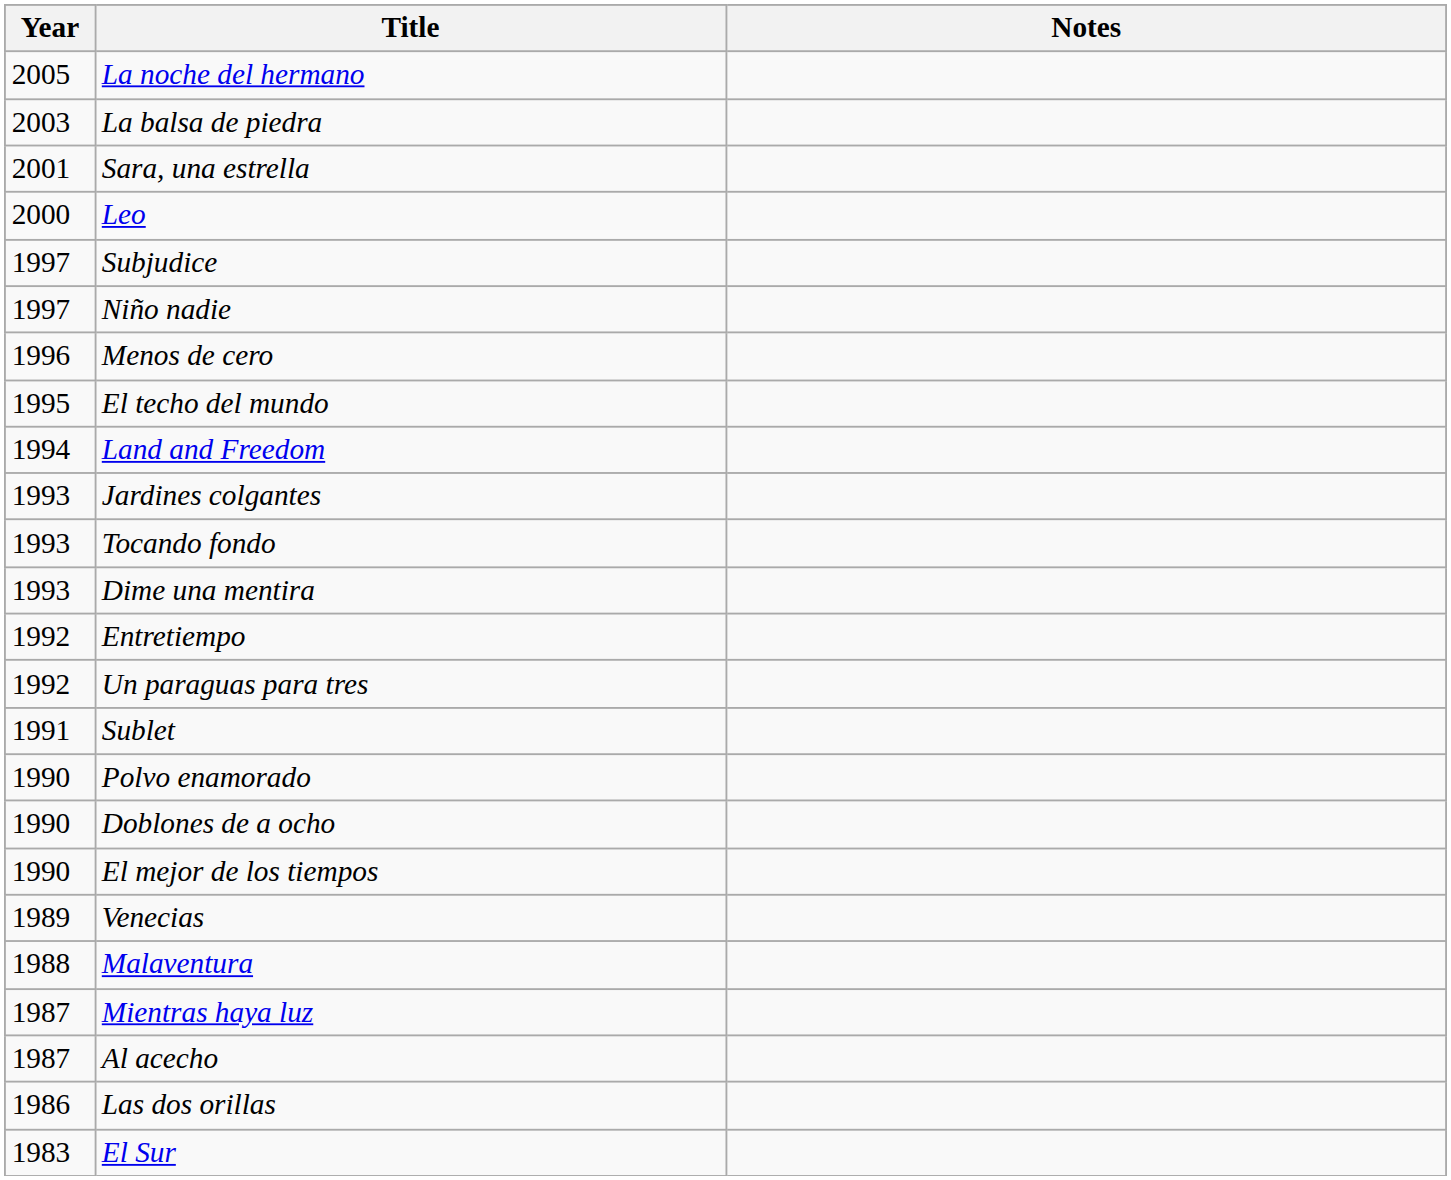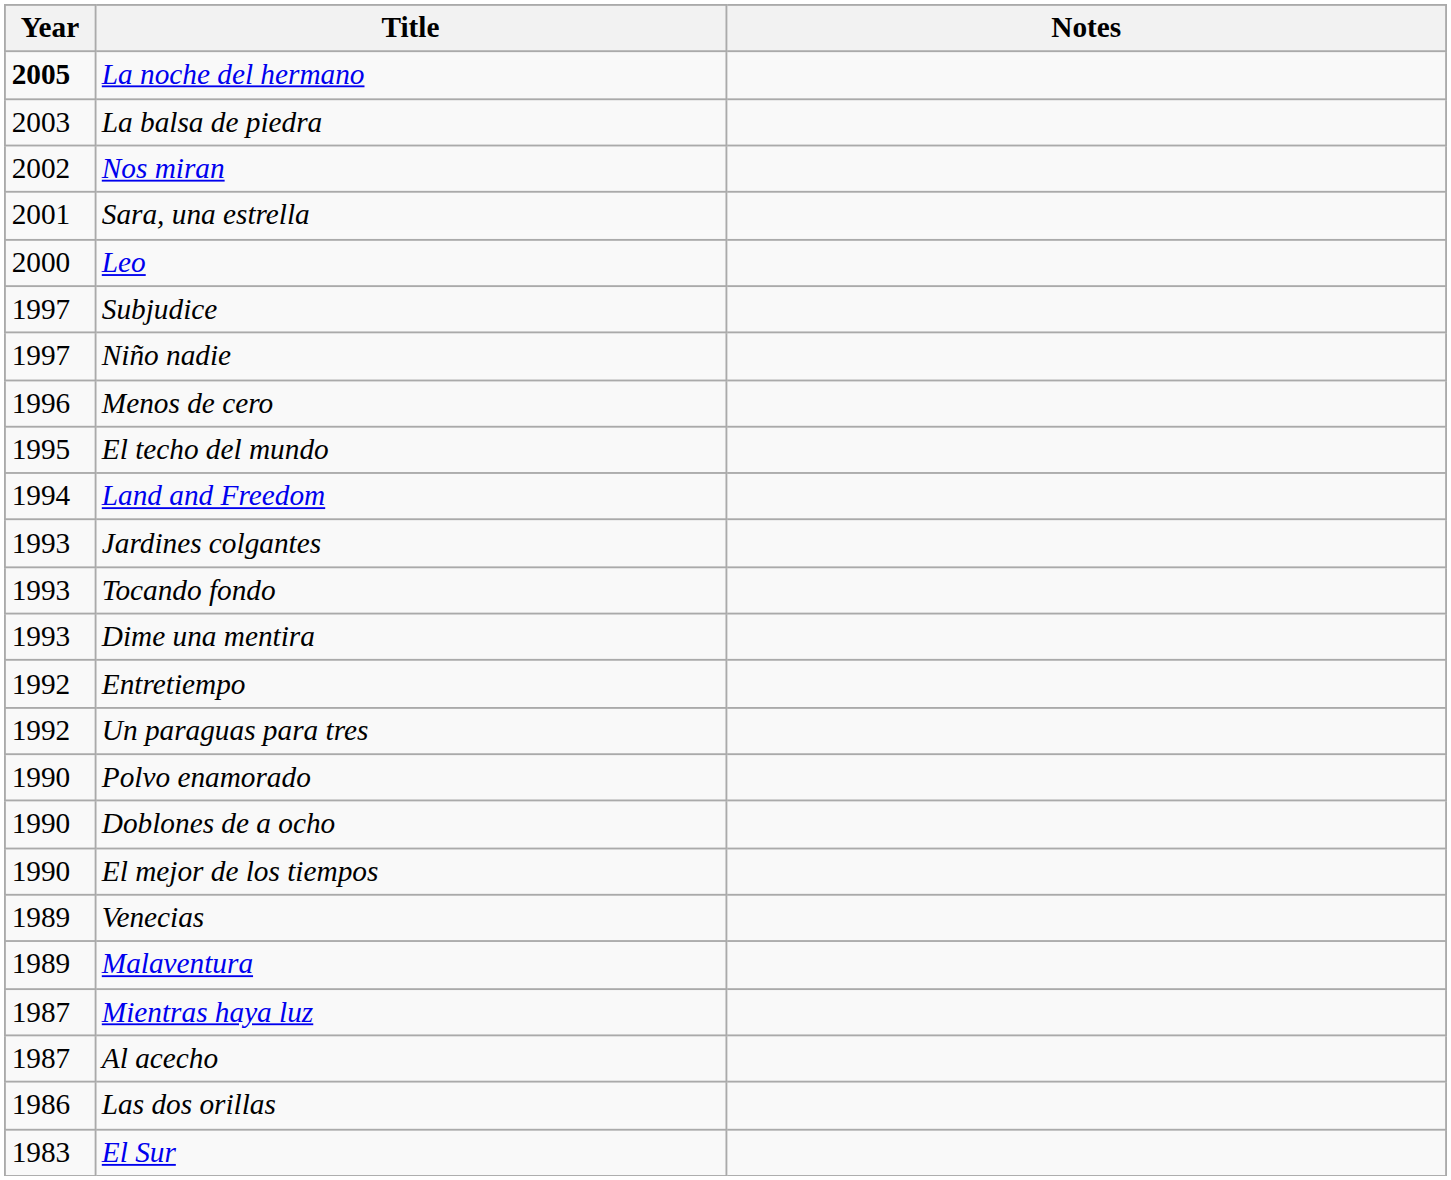(41, 74) normal -> (41, 74) bold
+ row: (163, 168)
- row: (138, 730)
(41, 964) 1988 -> (41, 964) 1989
